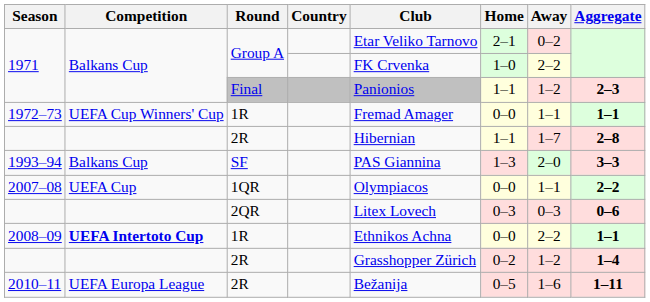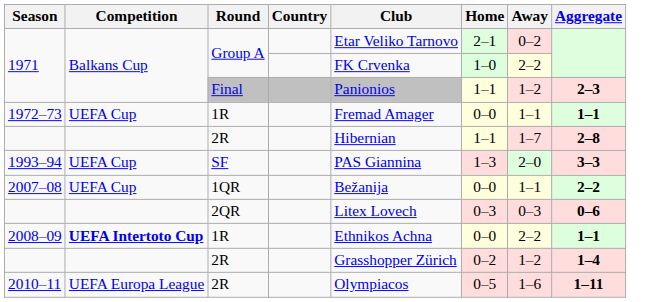(146, 114) UEFA Cup Winners' Cup -> (103, 114) UEFA Cup
(108, 162) Balkans Cup -> (103, 162) UEFA Cup
(391, 187) Olympiacos -> (361, 187) Bežanija
(381, 284) Bežanija -> (371, 284) Olympiacos
